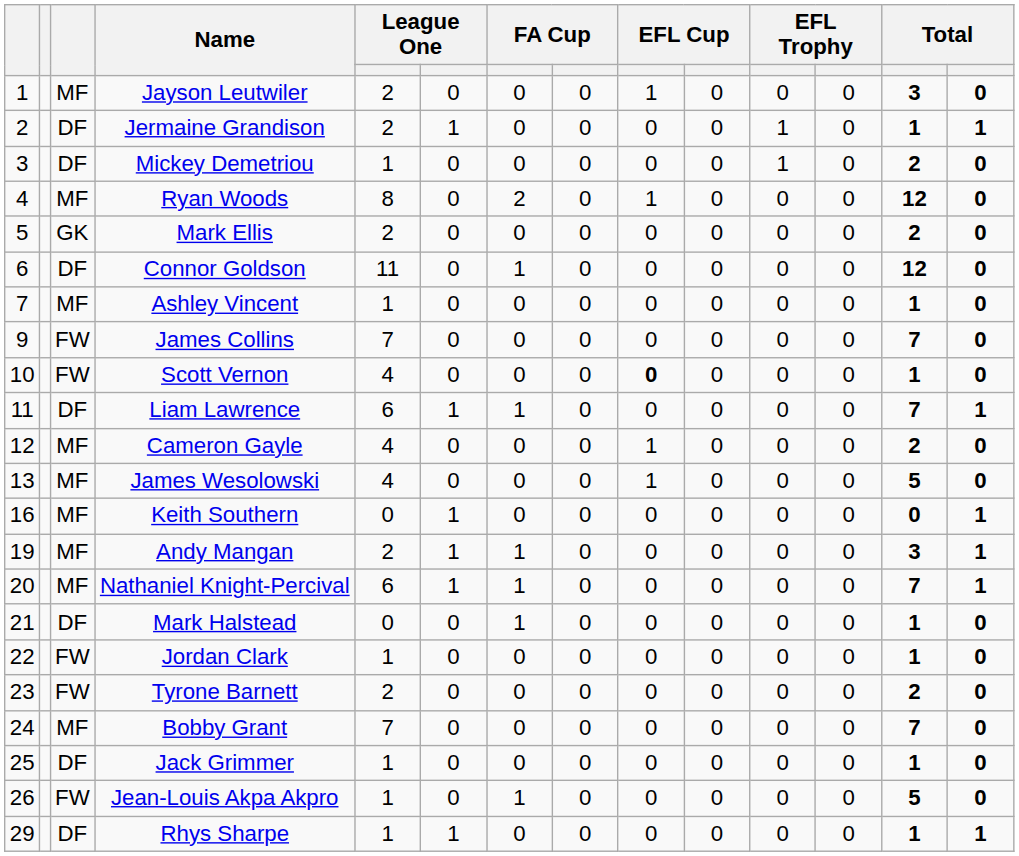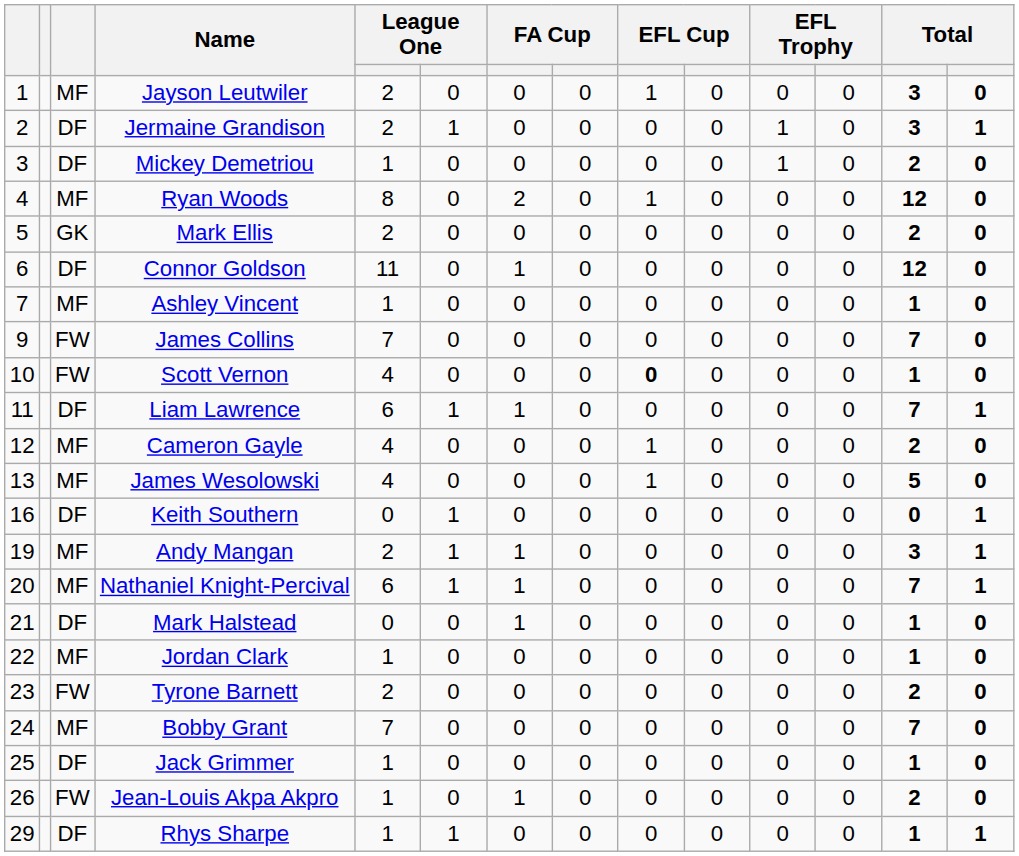(914, 127) 1 -> (914, 127) 3
(72, 515) MF -> (72, 515) DF
(72, 657) FW -> (72, 657) MF
(914, 798) 5 -> (914, 798) 2
